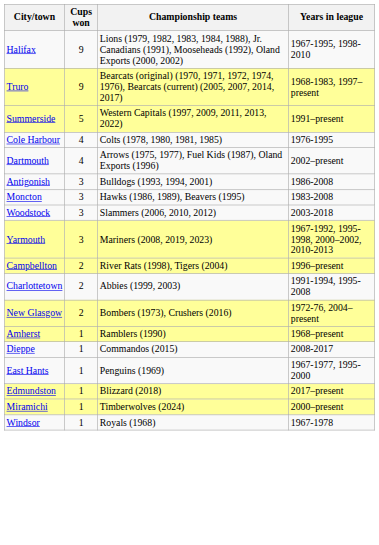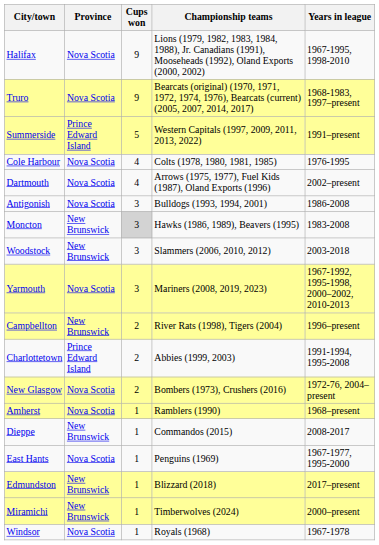+ column: (93, 17)
(81, 197) no background -> (137, 224) lightgrey background
